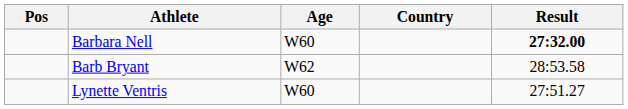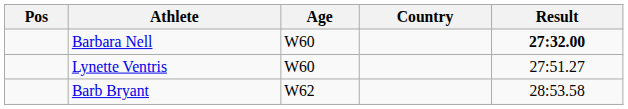rows swapped: (119, 91) <-> (110, 66)
